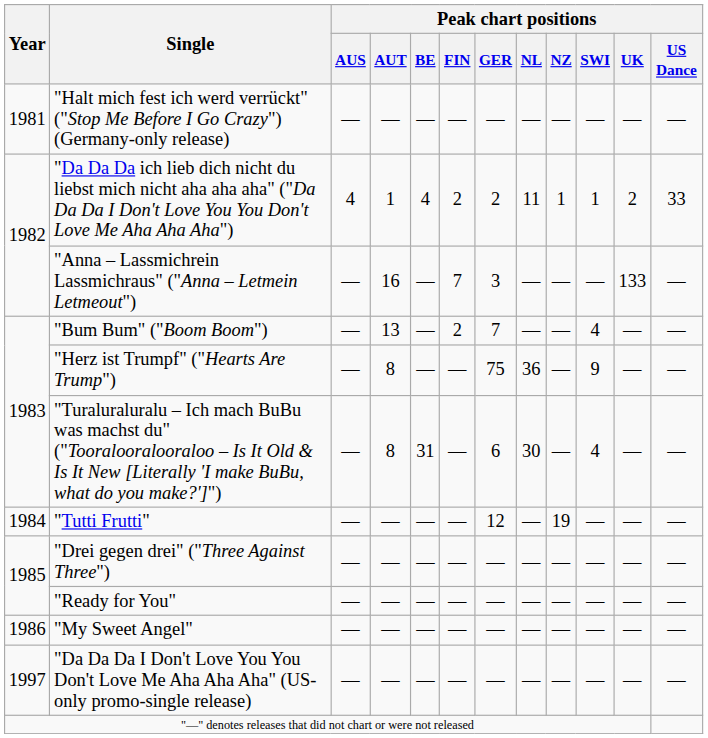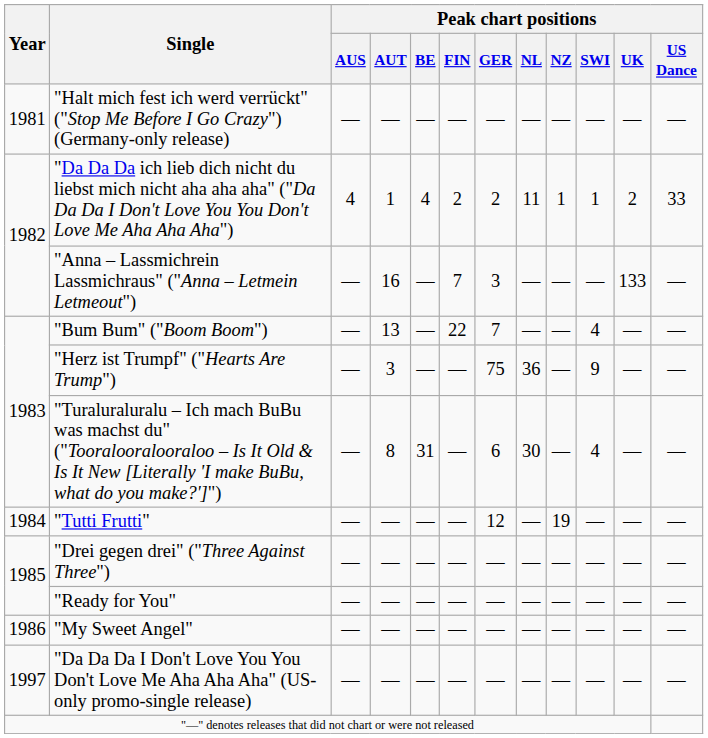(457, 330) 2 -> (457, 330) 22
(390, 370) 8 -> (390, 370) 3
